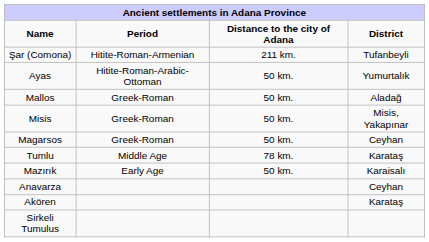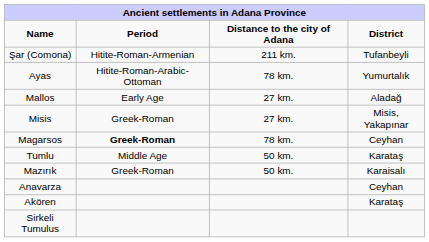(278, 76) 50 km. -> (278, 76) 78 km.
(143, 97) Greek-Roman -> (143, 97) Early Age
(278, 97) 50 km. -> (278, 97) 27 km.
(278, 119) 50 km. -> (278, 119) 27 km.
(143, 140) normal -> (143, 140) bold
(278, 140) 50 km. -> (278, 140) 78 km.
(278, 156) 78 km. -> (278, 156) 50 km.
(143, 171) Early Age -> (143, 171) Greek-Roman
